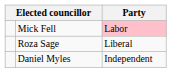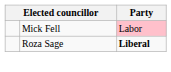(118, 43) normal -> (134, 43) bold
- row: (44, 59)
